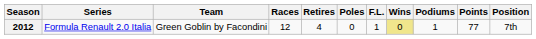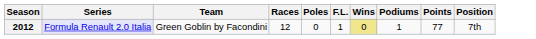- column: (319, 12)
(98, 27) no background -> (98, 27) lavender background
